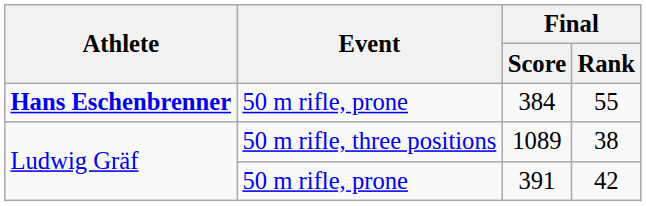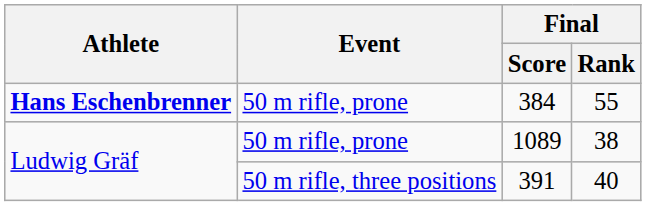(369, 141) 50 m rifle, three positions -> (325, 141) 50 m rifle, prone
(325, 180) 50 m rifle, prone -> (369, 180) 50 m rifle, three positions
(606, 180) 42 -> (606, 180) 40
